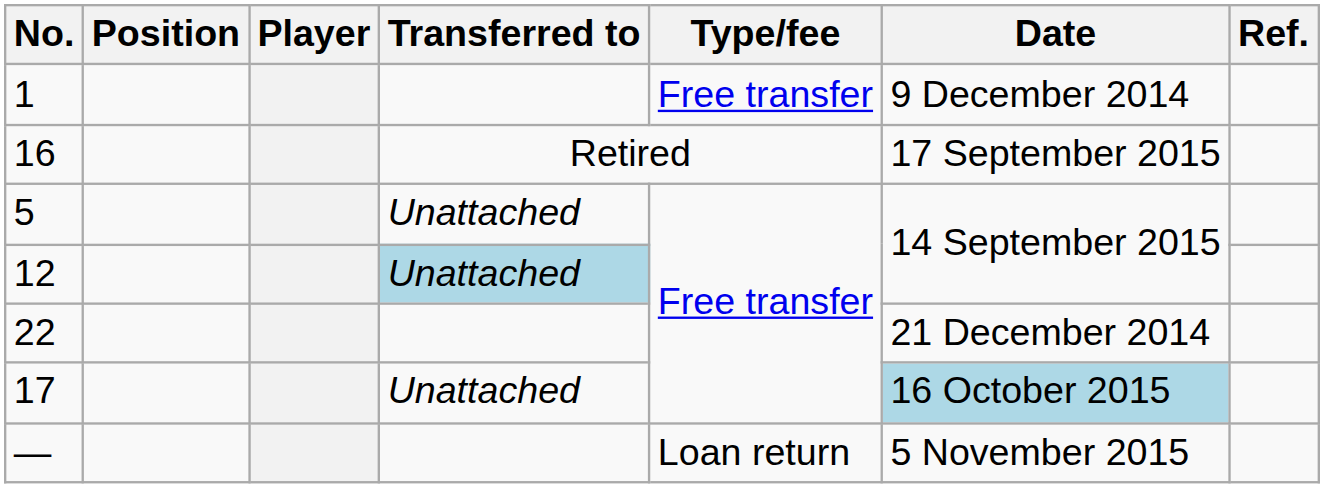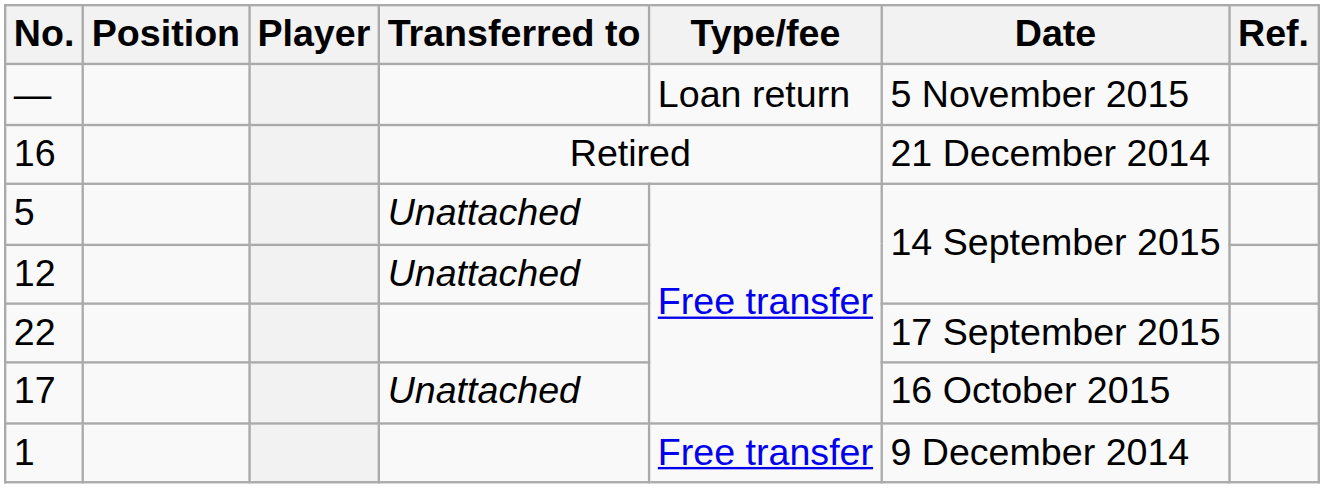rows swapped: (24, 93) <-> (33, 451)
(1056, 153) 17 September 2015 -> (1050, 153) 21 December 2014
(484, 272) lightblue background -> (484, 272) no background
(1050, 332) 21 December 2014 -> (1056, 332) 17 September 2015
(1030, 392) lightblue background -> (1030, 392) no background
